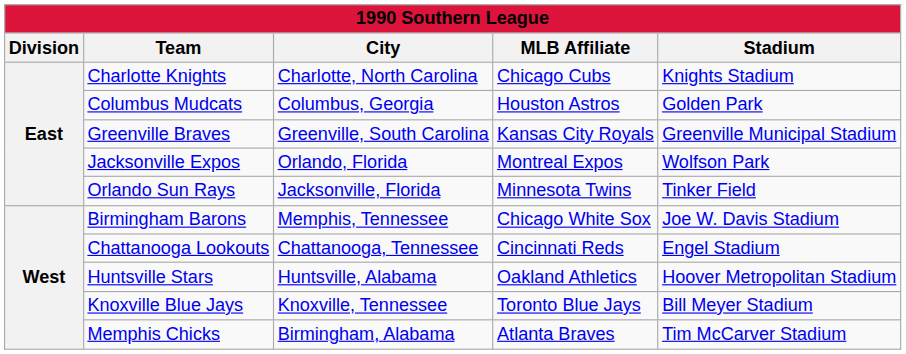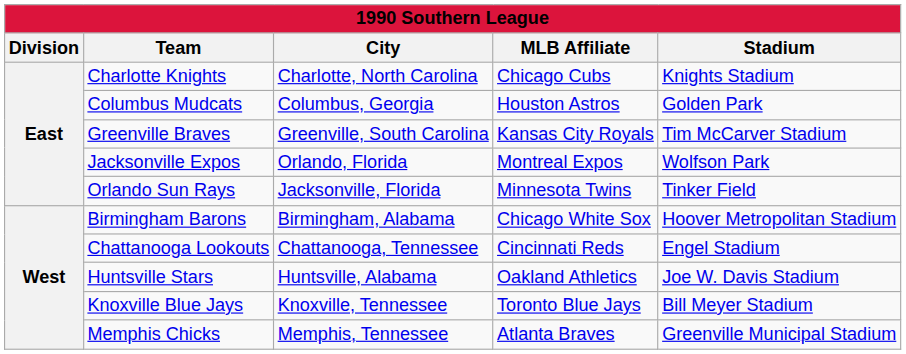(779, 133) Greenville Municipal Stadium -> (754, 133) Tim McCarver Stadium
(363, 219) Memphis, Tennessee -> (366, 219) Birmingham, Alabama
(751, 219) Joe W. Davis Stadium -> (779, 219) Hoover Metropolitan Stadium
(779, 276) Hoover Metropolitan Stadium -> (751, 276) Joe W. Davis Stadium
(366, 334) Birmingham, Alabama -> (363, 334) Memphis, Tennessee
(754, 334) Tim McCarver Stadium -> (779, 334) Greenville Municipal Stadium
